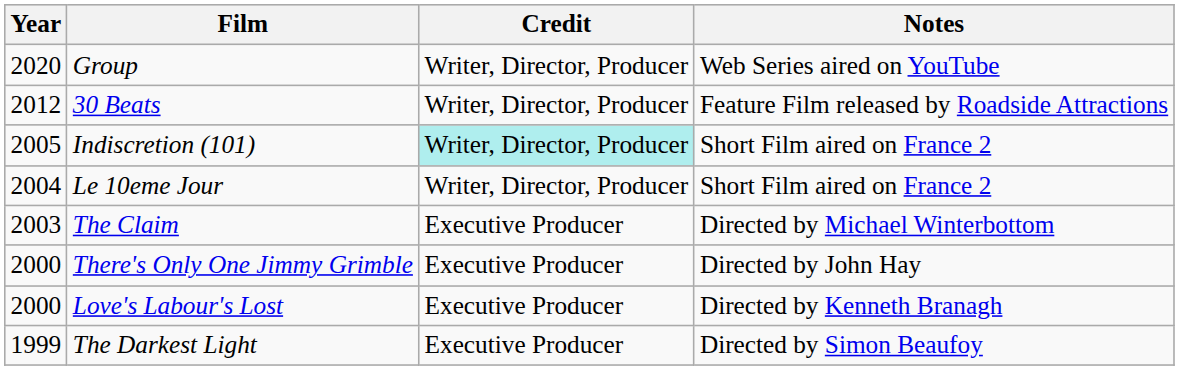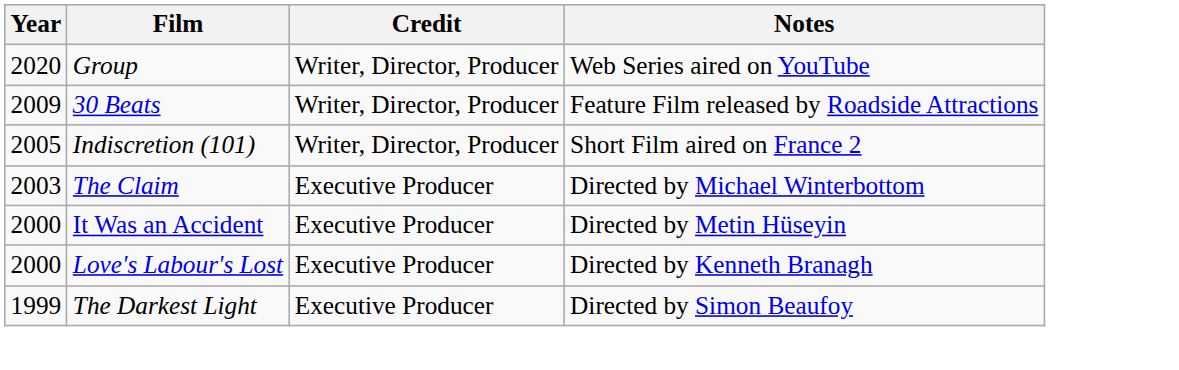(36, 104) 2012 -> (36, 104) 2009
(556, 144) paleturquoise background -> (427, 144) no background
- row: (148, 184)
+ row: (168, 225)
- row: (243, 265)
